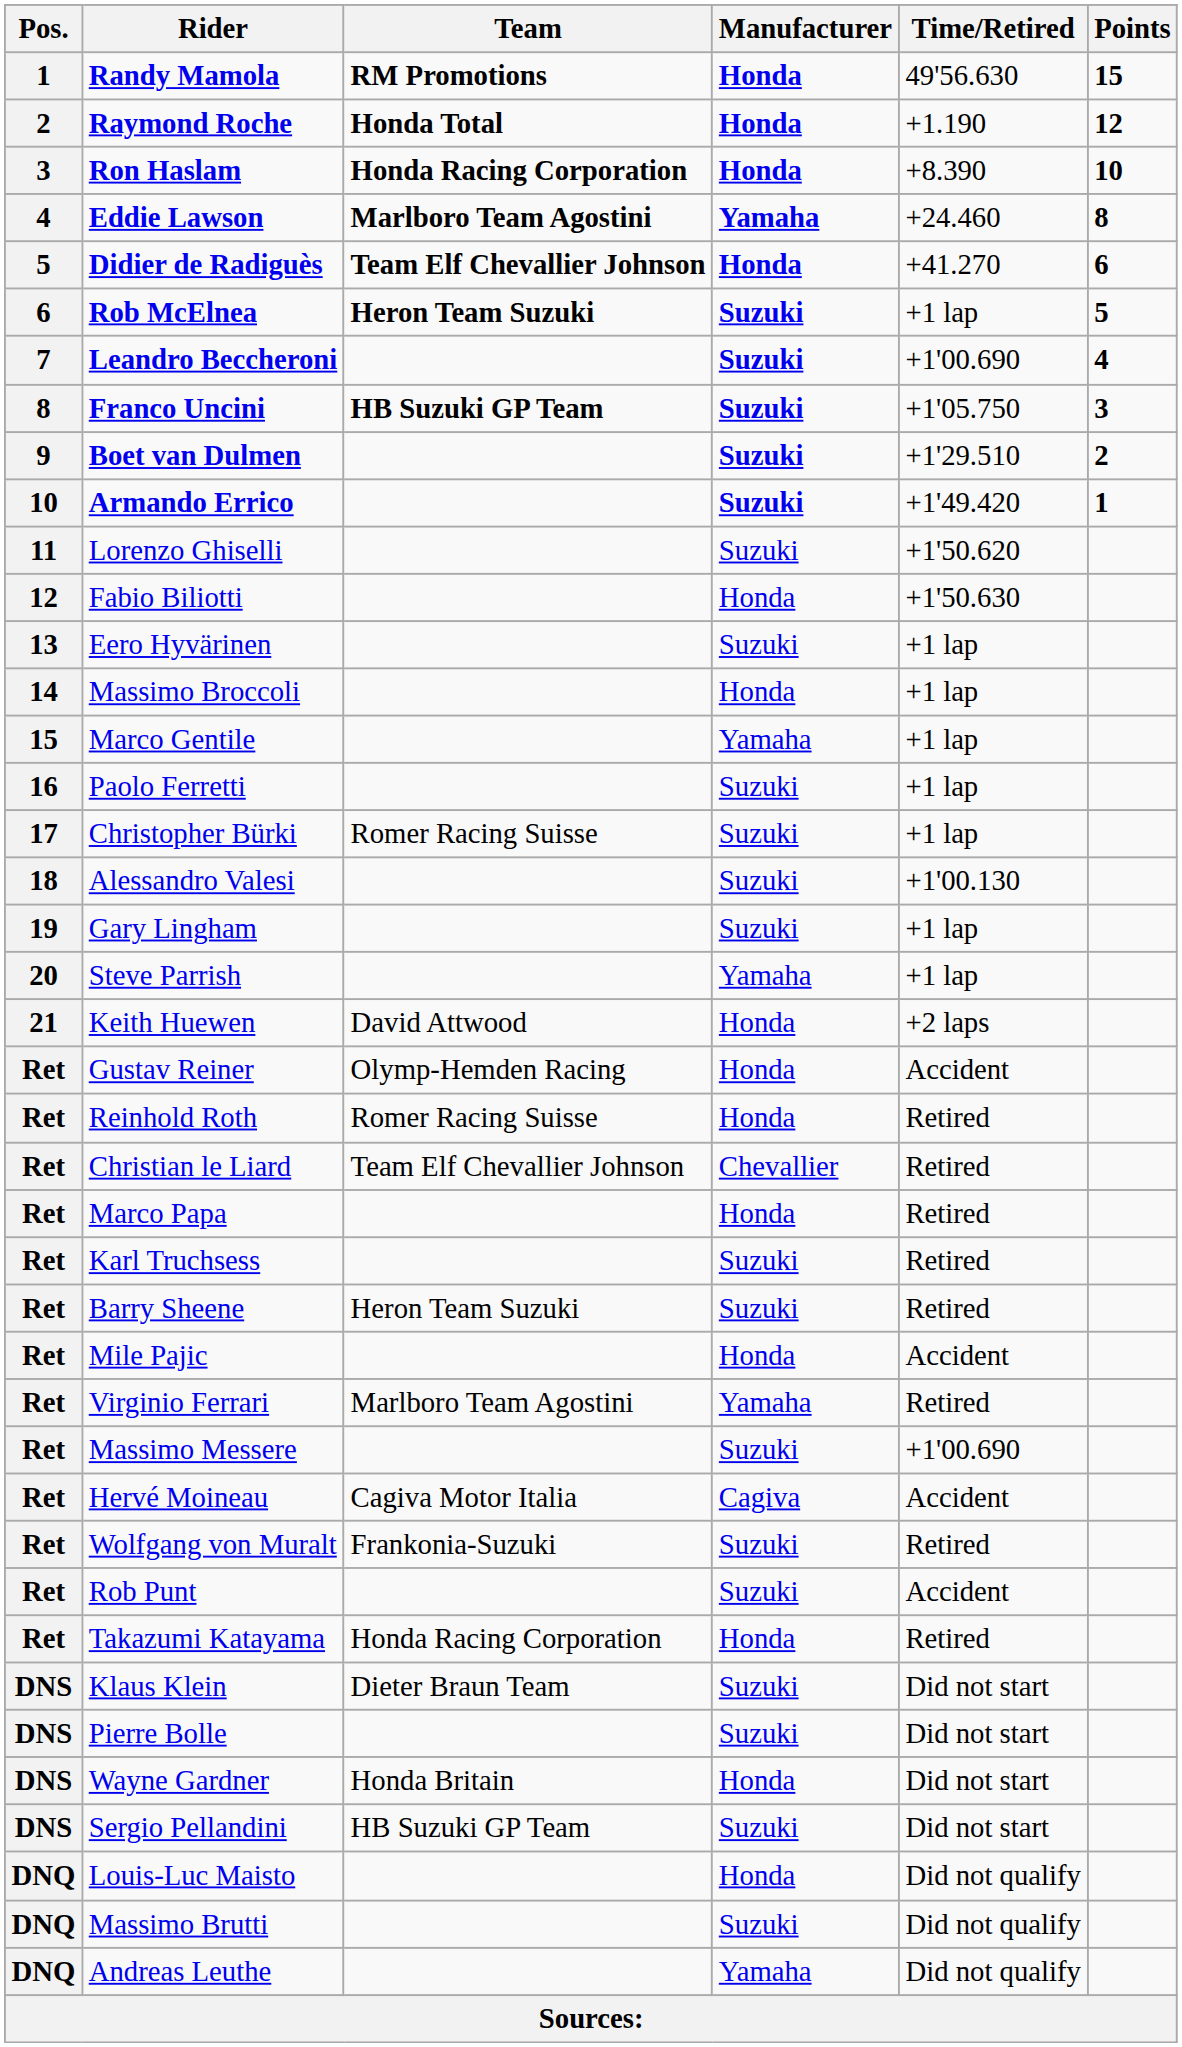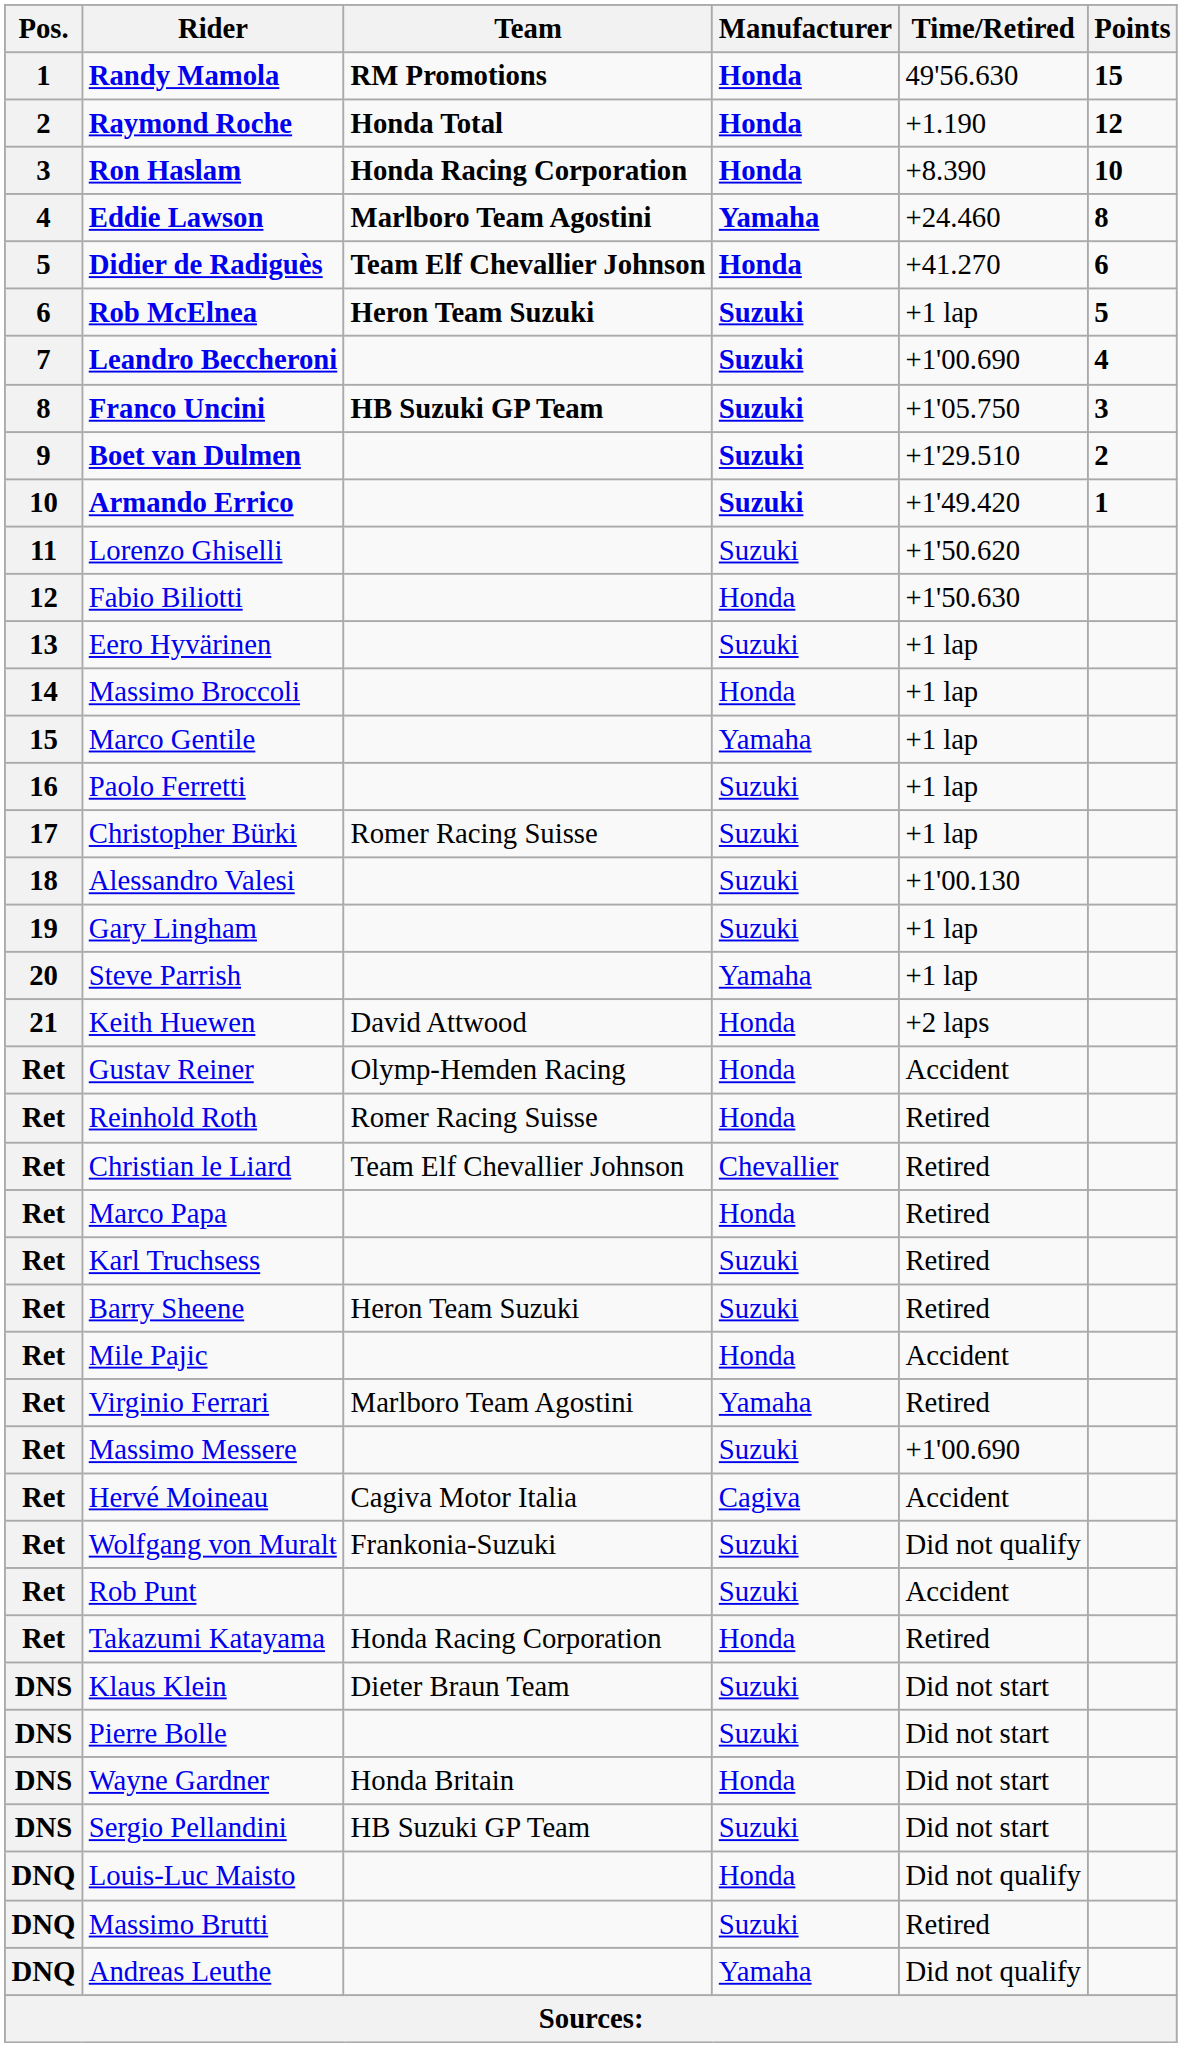(948, 1544) Retired -> (993, 1544) Did not qualify
(993, 1923) Did not qualify -> (948, 1923) Retired
